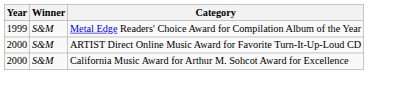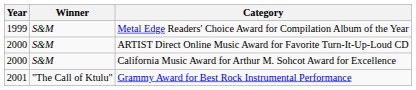+ row: (234, 77)
